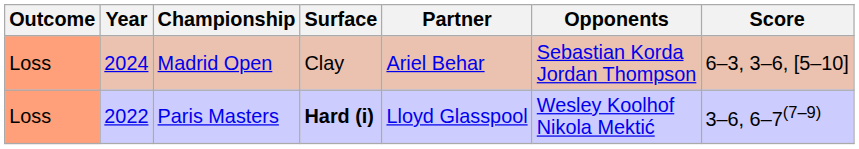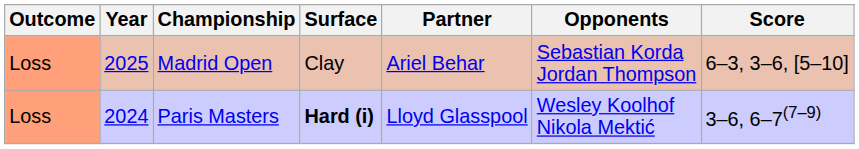(126, 62) 2024 -> (126, 62) 2025
(126, 116) 2022 -> (126, 116) 2024
